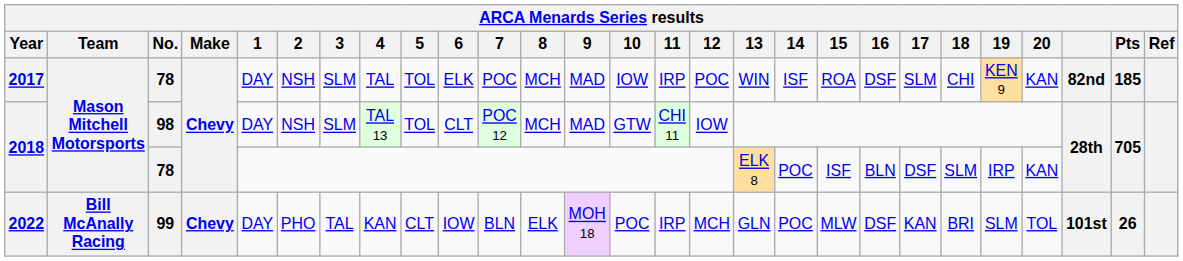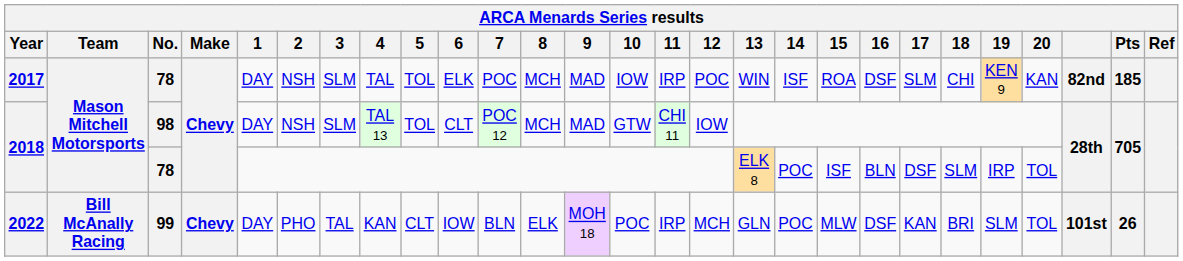(1042, 170) KAN -> (1042, 170) TOL
